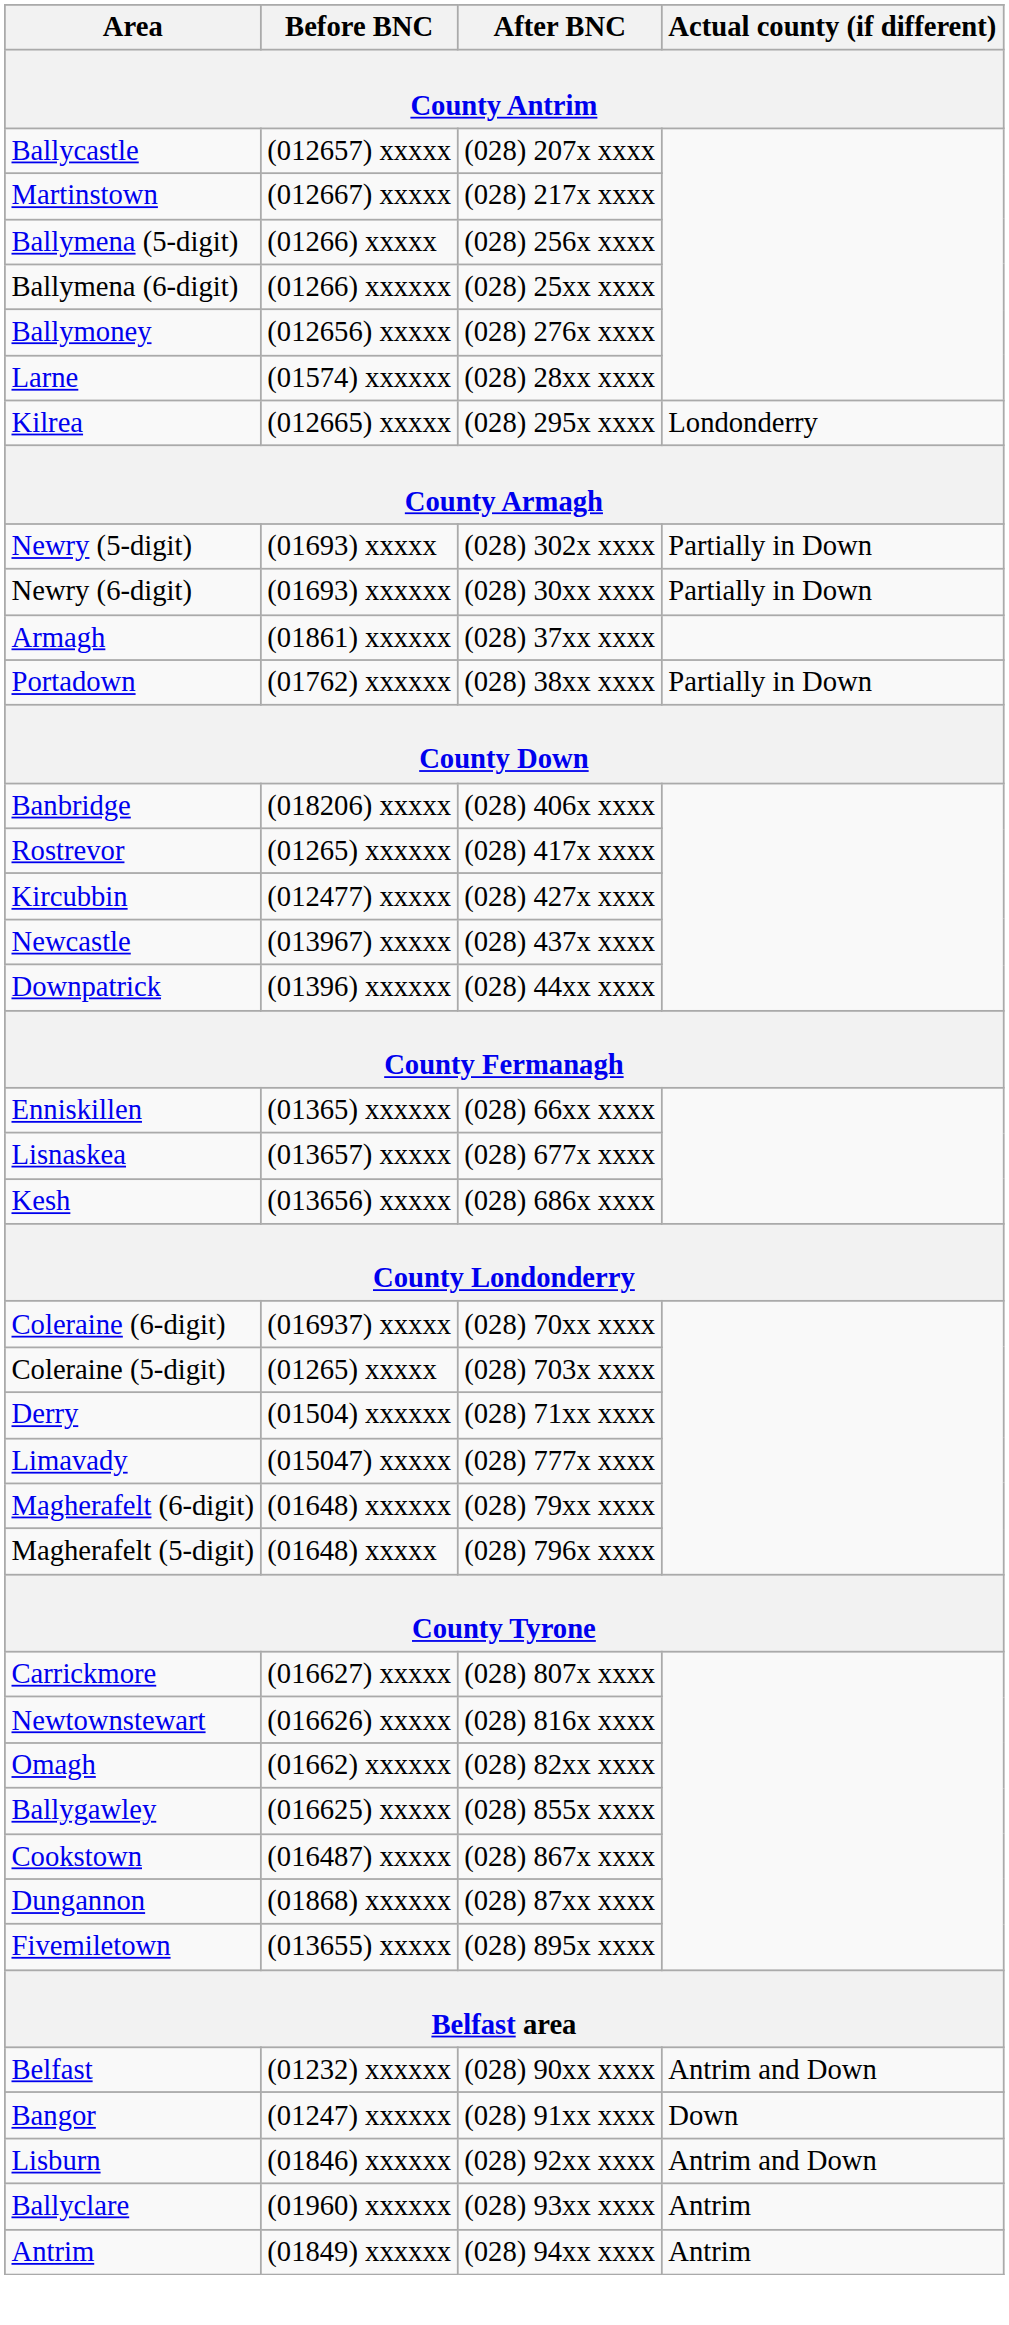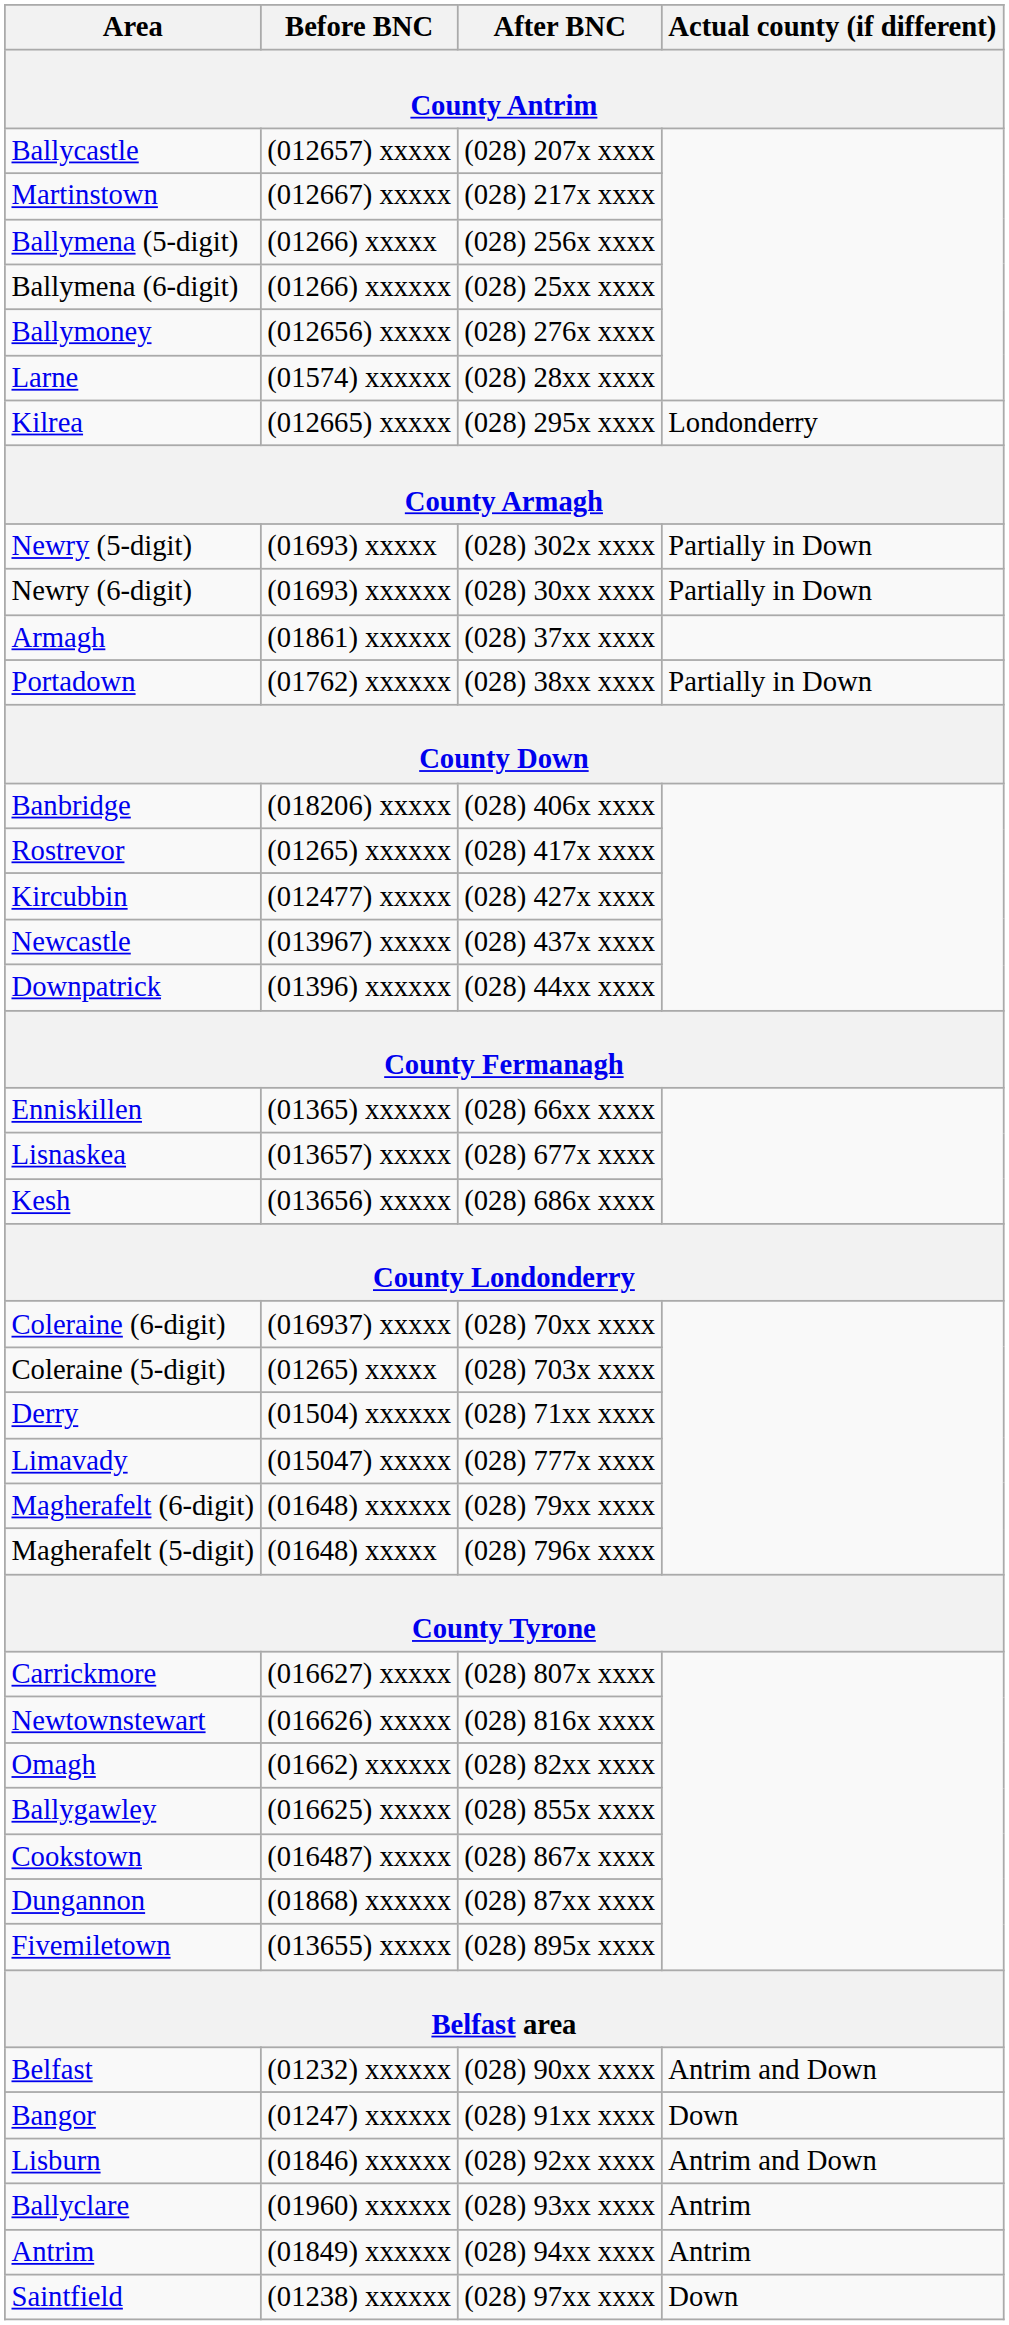+ row: (67, 2296)
